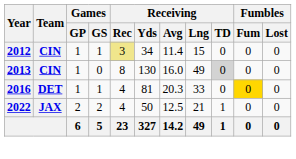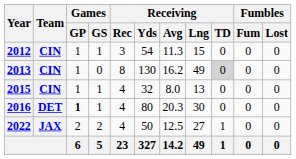(122, 51) khaki background -> (122, 51) no background
(147, 51) 34 -> (147, 51) 54
(173, 51) 11.4 -> (173, 51) 11.3
(173, 70) 16.0 -> (173, 70) 16.2
+ row: (19, 88)
(78, 88) normal -> (78, 107) bold
(147, 88) 81 -> (147, 107) 80
(199, 88) 33 -> (199, 107) 30
(248, 88) gold background -> (248, 107) no background
(199, 107) 21 -> (199, 126) 27
